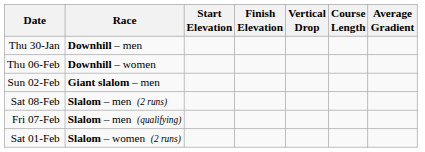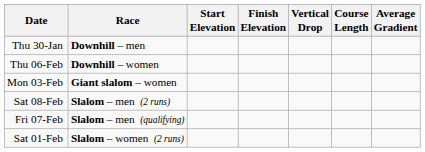- row: (35, 82)
+ row: (36, 82)
